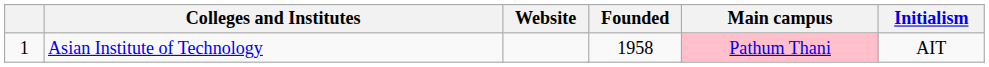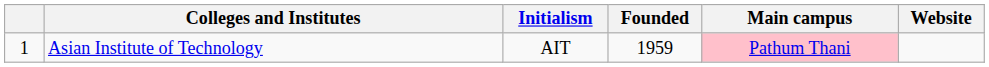columns swapped: (931, 18) <-> (546, 18)
(635, 47) 1958 -> (655, 47) 1959
